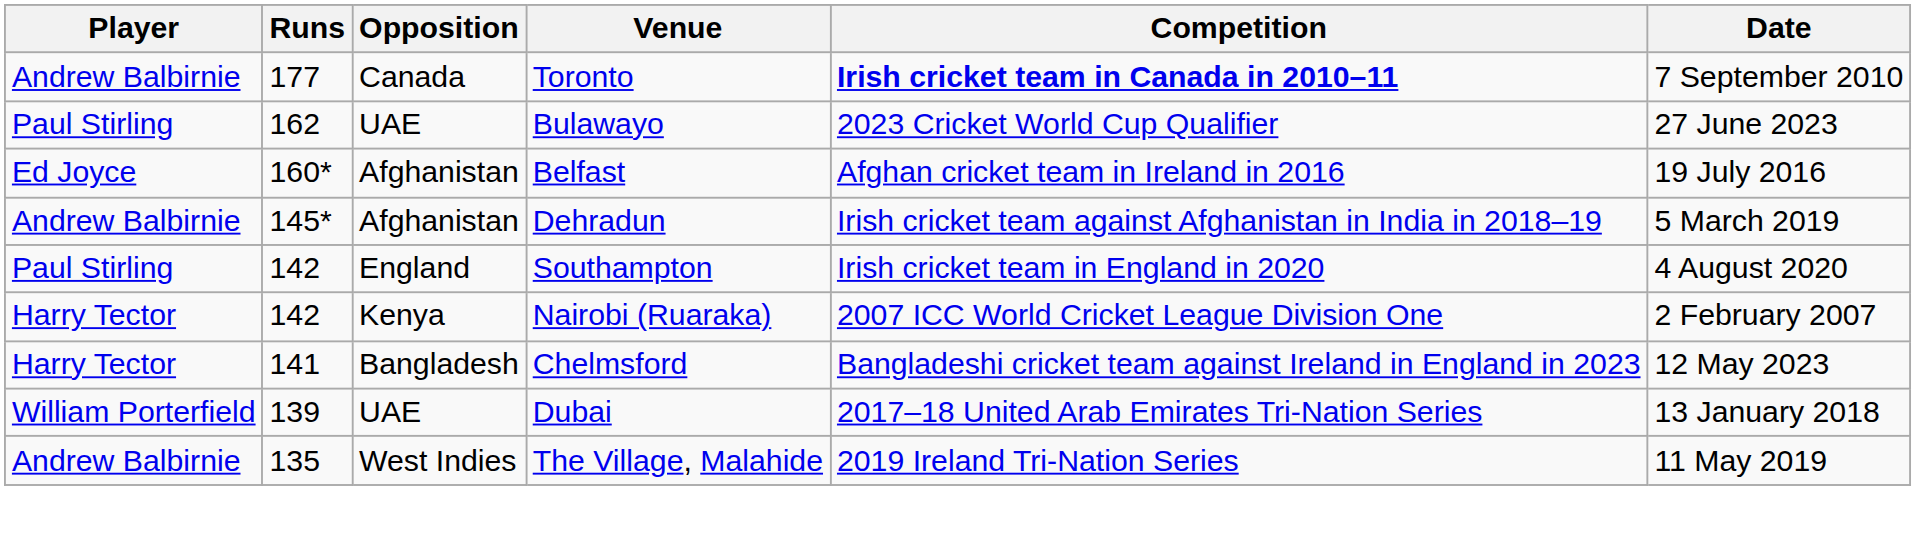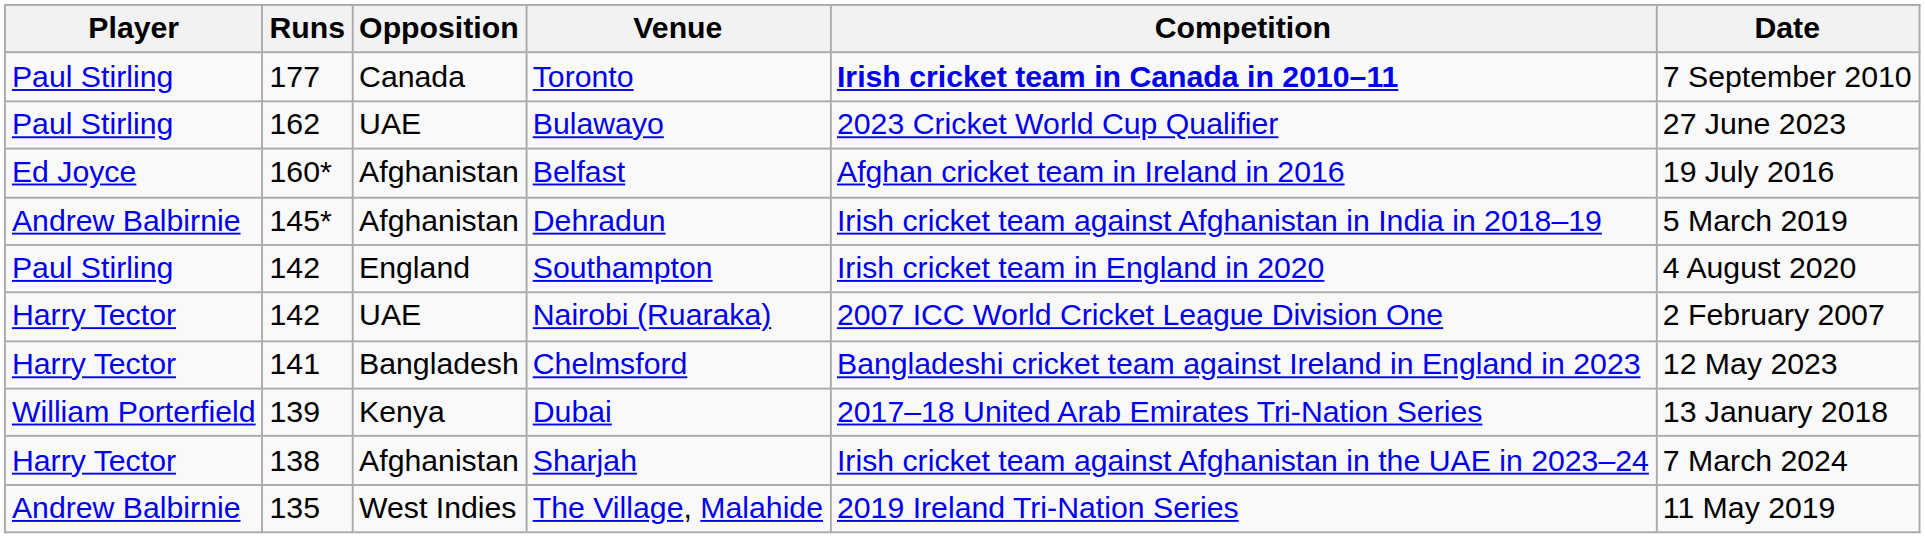(126, 76) Andrew Balbirnie -> (93, 76) Paul Stirling
(402, 316) Kenya -> (390, 316) UAE
(390, 412) UAE -> (402, 412) Kenya
+ row: (585, 460)
